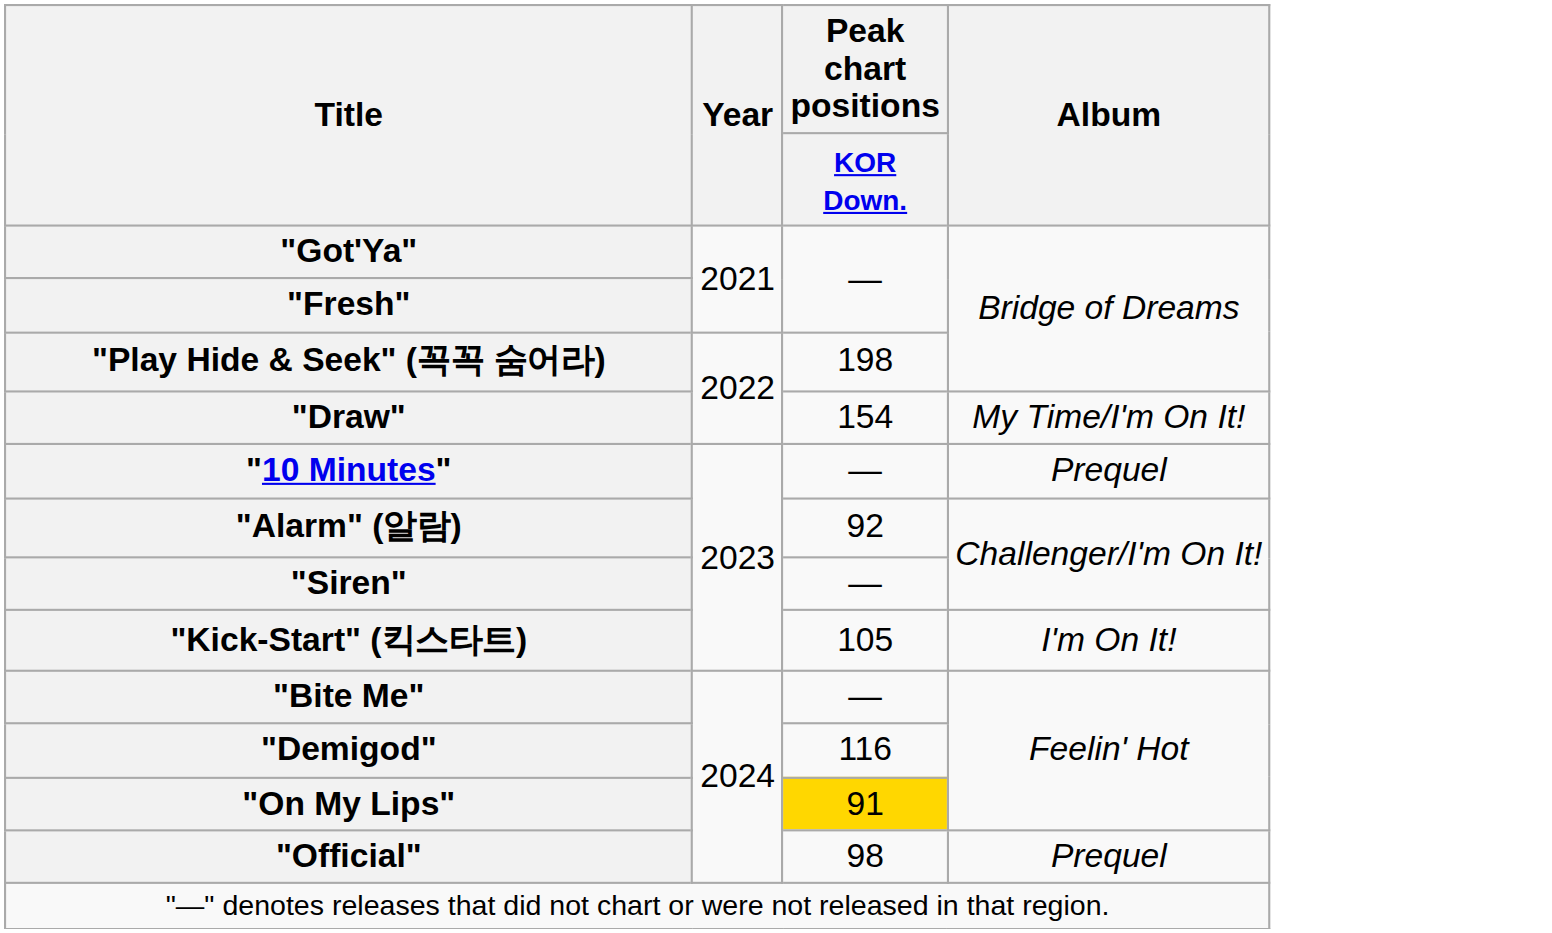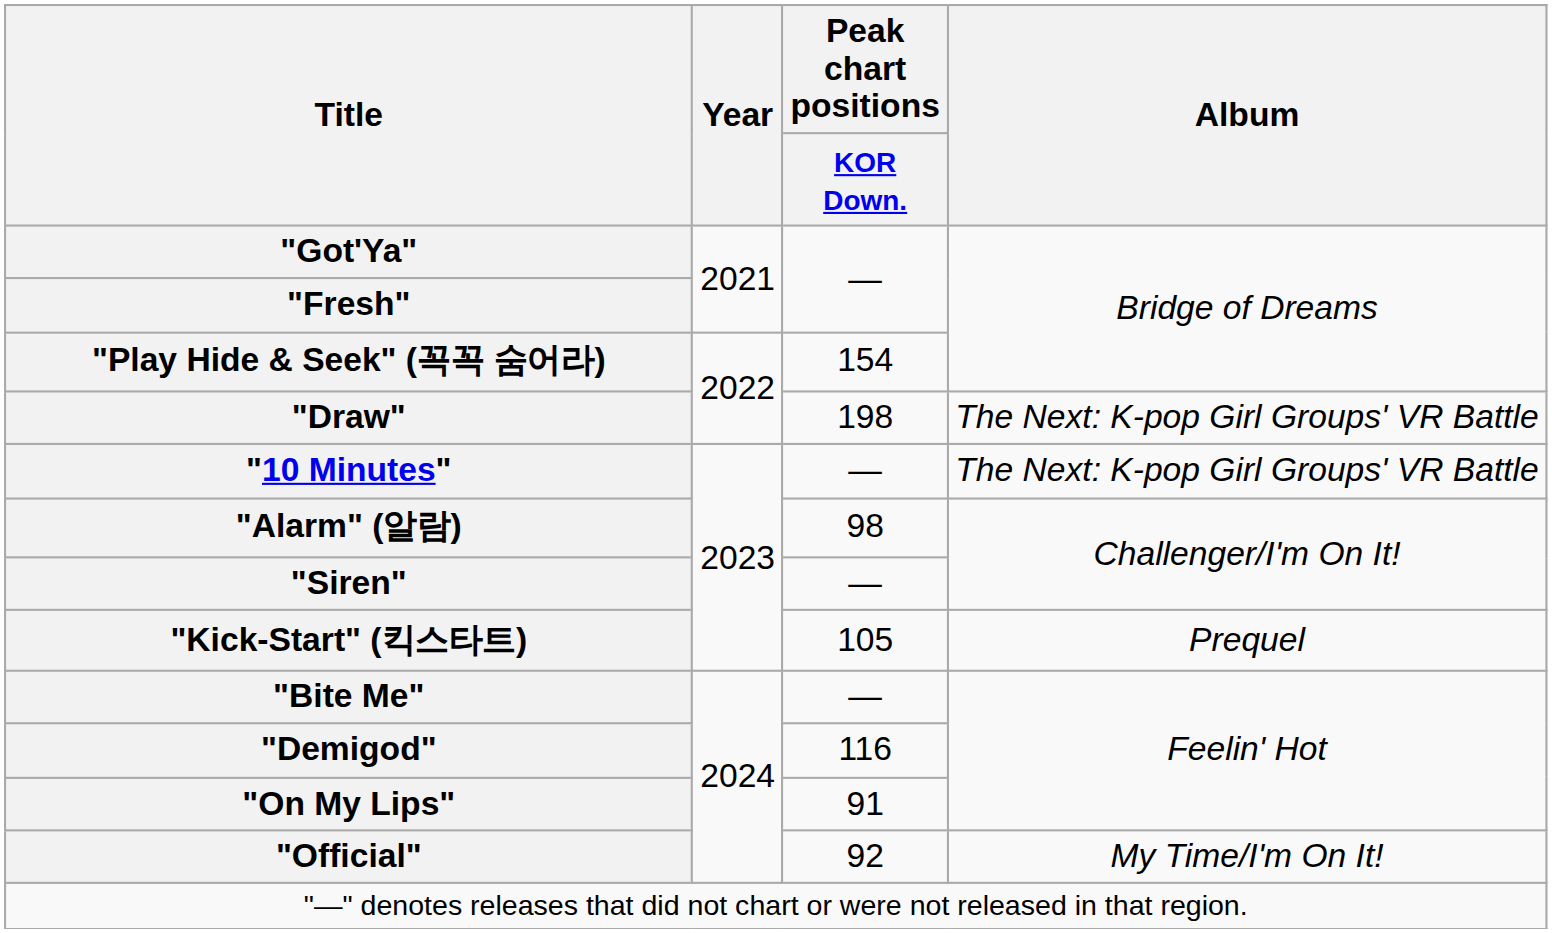(865, 360) 198 -> (865, 360) 154
(865, 417) 154 -> (865, 417) 198
(1109, 417) My Time/I'm On It! -> (1247, 417) The Next: K-pop Girl Groups' VR Battle
(1109, 470) Prequel -> (1247, 470) The Next: K-pop Girl Groups' VR Battle
(865, 527) 92 -> (865, 527) 98
(1109, 639) I'm On It! -> (1247, 639) Prequel
(865, 802) gold background -> (865, 802) no background
(865, 856) 98 -> (865, 856) 92
(1109, 856) Prequel -> (1247, 856) My Time/I'm On It!
